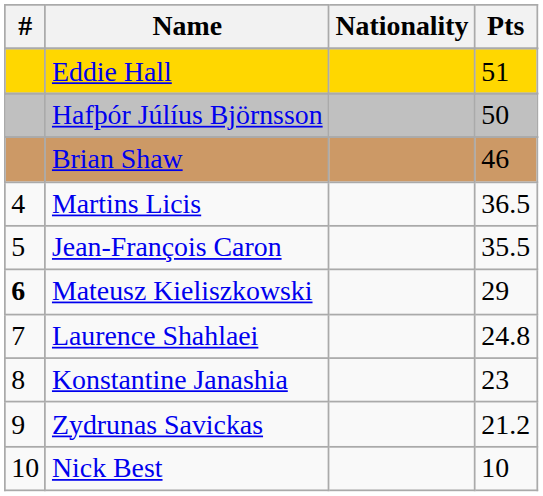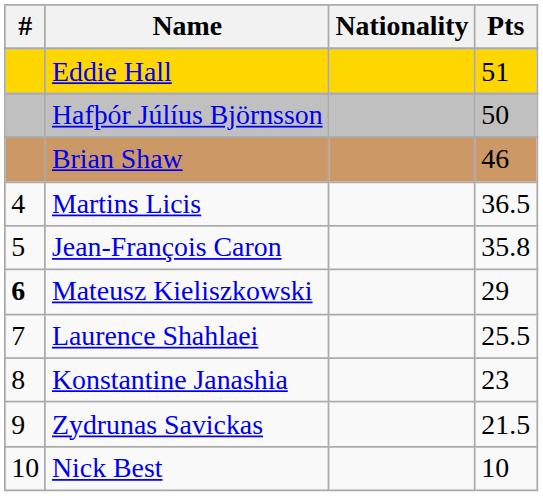(506, 247) 35.5 -> (506, 247) 35.8
(506, 335) 24.8 -> (506, 335) 25.5
(506, 423) 21.2 -> (506, 423) 21.5
